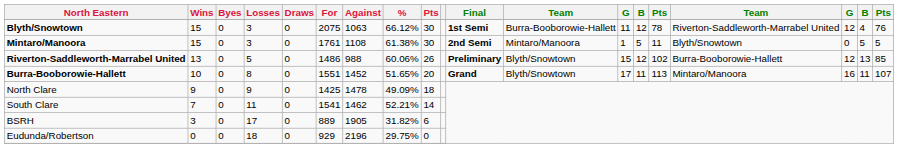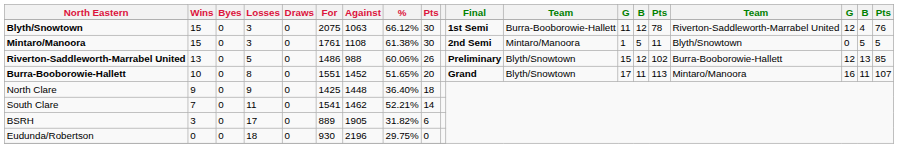(356, 89) 1478 -> (356, 89) 1448
(402, 89) 49.09% -> (402, 89) 36.40%
(327, 135) 929 -> (327, 135) 930
